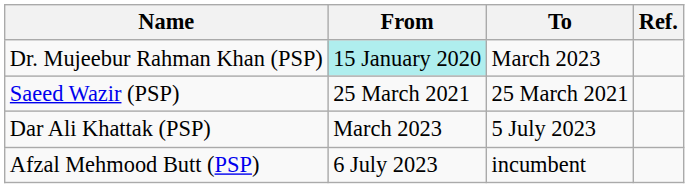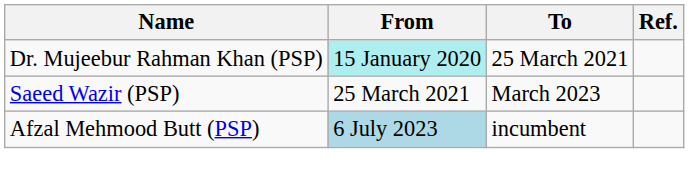(546, 57) March 2023 -> (560, 57) 25 March 2021
(560, 93) 25 March 2021 -> (546, 93) March 2023
- row: (110, 128)
(385, 164) no background -> (385, 128) lightblue background
